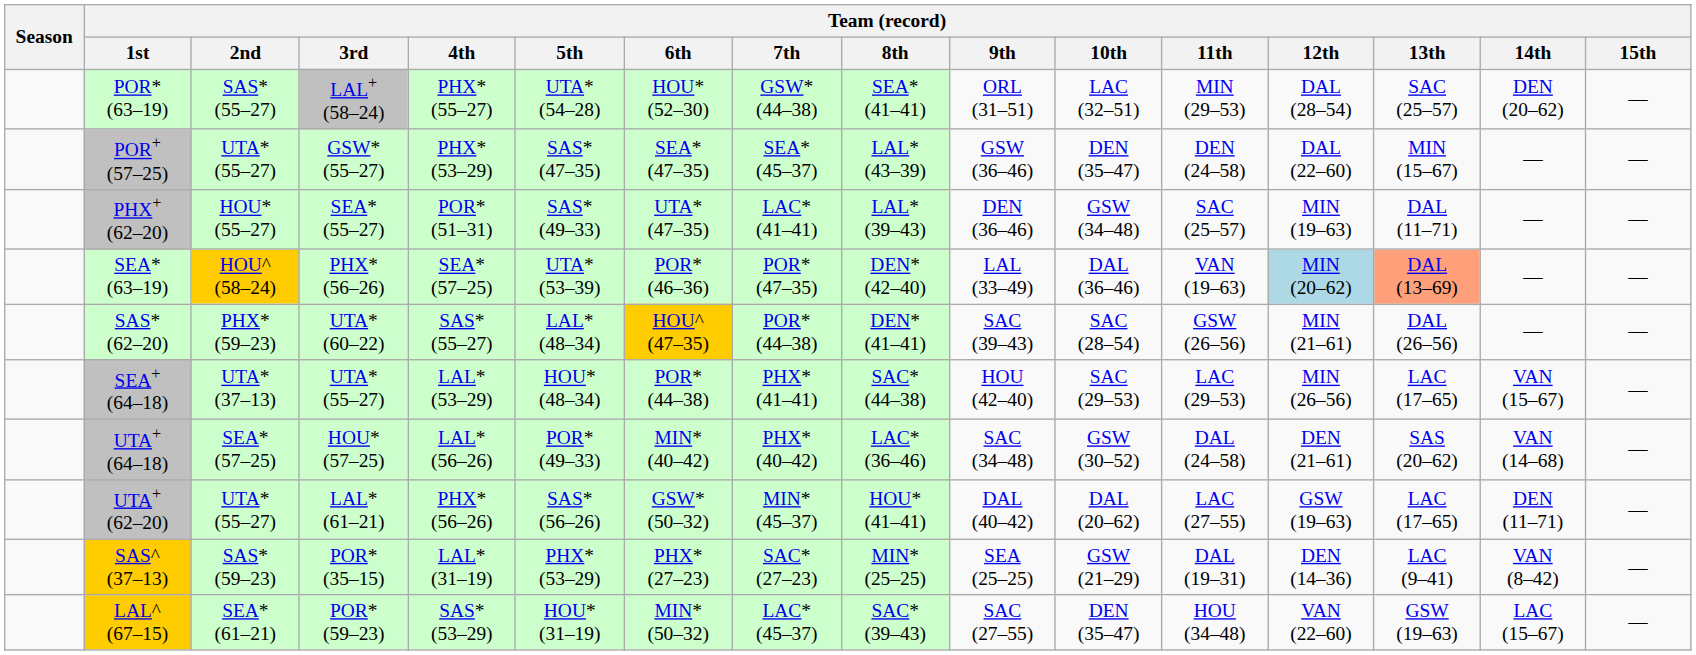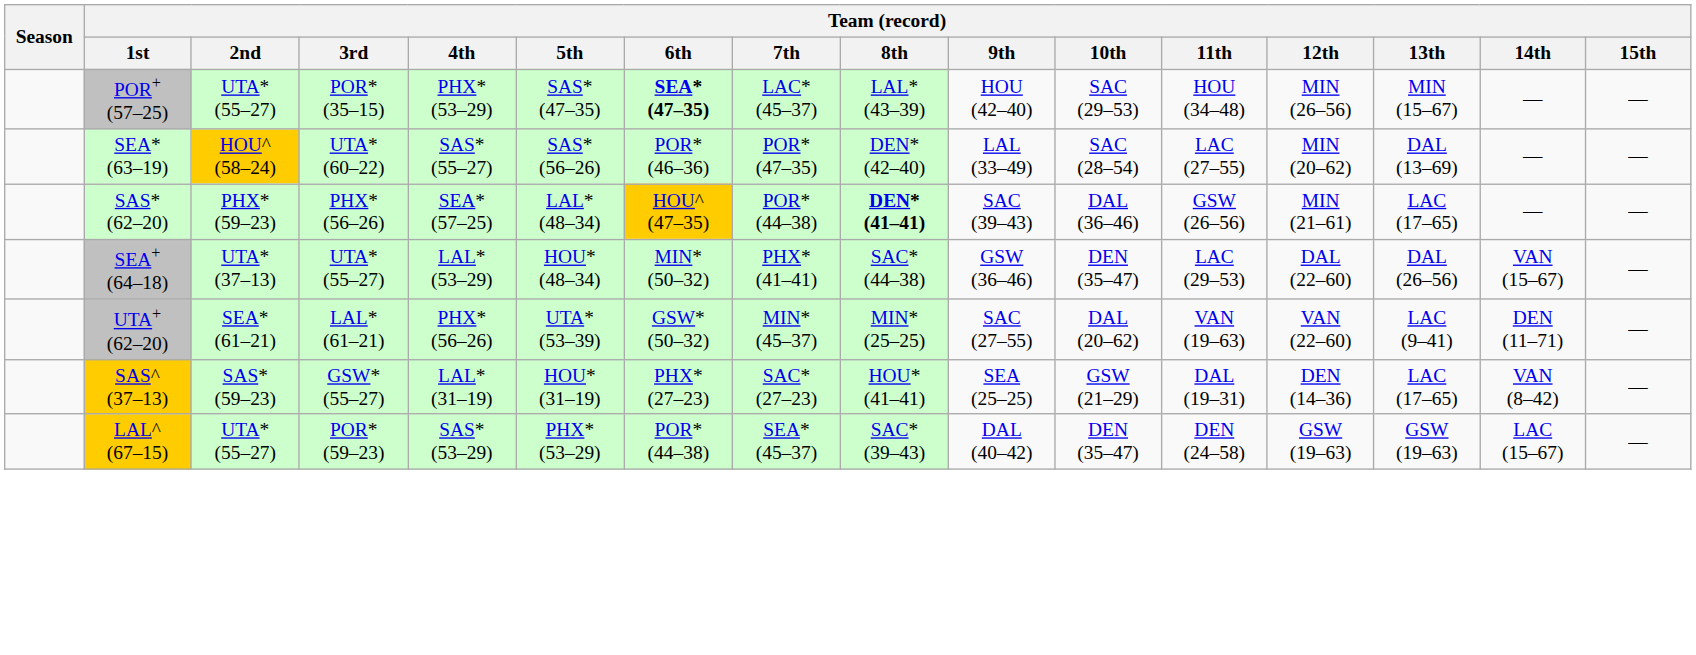- row: (138, 99)
(354, 159) GSW* (55–27) -> (354, 99) POR* (35–15)
(678, 159) normal -> (678, 99) bold
(787, 159) SEA* (45–37) -> (786, 99) LAC* (45–37)
(1002, 159) GSW (36–46) -> (1002, 99) HOU (42–40)
(1109, 159) DEN (35–47) -> (1108, 99) SAC (29–53)
(1215, 159) DEN (24–58) -> (1214, 99) HOU (34–48)
(1321, 159) DAL (22–60) -> (1321, 99) MIN (26–56)
- row: (138, 219)
(354, 276) PHX* (56–26) -> (354, 156) UTA* (60–22)
(462, 276) SEA* (57–25) -> (462, 156) SAS* (55–27)
(570, 276) UTA* (53–39) -> (570, 156) SAS* (56–26)
(1109, 276) DAL (36–46) -> (1108, 156) SAC (28–54)
(1215, 276) VAN (19–63) -> (1214, 156) LAC (27–55)
(1321, 276) lightblue background -> (1321, 156) no background
(1427, 276) lightsalmon background -> (1427, 156) no background
(354, 331) UTA* (60–22) -> (354, 211) PHX* (56–26)
(462, 331) SAS* (55–27) -> (462, 211) SEA* (57–25)
(895, 331) normal -> (894, 211) bold
(1109, 331) SAC (28–54) -> (1108, 211) DAL (36–46)
(1427, 331) DAL (26–56) -> (1427, 211) LAC (17–65)
(678, 389) POR* (44–38) -> (678, 269) MIN* (50–32)
(1002, 389) HOU (42–40) -> (1002, 269) GSW (36–46)
(1109, 389) SAC (29–53) -> (1108, 269) DEN (35–47)
(1321, 389) MIN (26–56) -> (1321, 269) DAL (22–60)
(1427, 389) LAC (17–65) -> (1427, 269) DAL (26–56)
- row: (138, 449)
(245, 509) UTA* (55–27) -> (245, 329) SEA* (61–21)
(570, 509) SAS* (56–26) -> (570, 329) UTA* (53–39)
(895, 509) HOU* (41–41) -> (894, 329) MIN* (25–25)
(1002, 509) DAL (40–42) -> (1002, 329) SAC (27–55)
(1215, 509) LAC (27–55) -> (1214, 329) VAN (19–63)
(1321, 509) GSW (19–63) -> (1321, 329) VAN (22–60)
(1427, 509) LAC (17–65) -> (1427, 329) LAC (9–41)
(354, 567) POR* (35–15) -> (354, 386) GSW* (55–27)
(570, 567) PHX* (53–29) -> (570, 386) HOU* (31–19)
(895, 567) MIN* (25–25) -> (894, 386) HOU* (41–41)
(1427, 567) LAC (9–41) -> (1427, 386) LAC (17–65)
(245, 622) SEA* (61–21) -> (245, 441) UTA* (55–27)
(570, 622) HOU* (31–19) -> (570, 441) PHX* (53–29)
(678, 622) MIN* (50–32) -> (678, 441) POR* (44–38)
(787, 622) LAC* (45–37) -> (786, 441) SEA* (45–37)
(1002, 622) SAC (27–55) -> (1002, 441) DAL (40–42)
(1215, 622) HOU (34–48) -> (1214, 441) DEN (24–58)
(1321, 622) VAN (22–60) -> (1321, 441) GSW (19–63)
